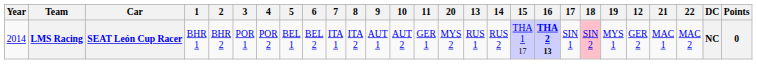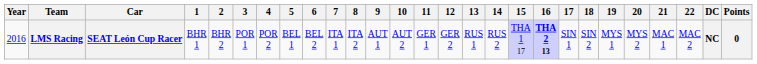columns swapped: (638, 12) <-> (451, 12)
(16, 39) 2014 -> (16, 39) 2016
(590, 39) pink background -> (589, 39) no background
